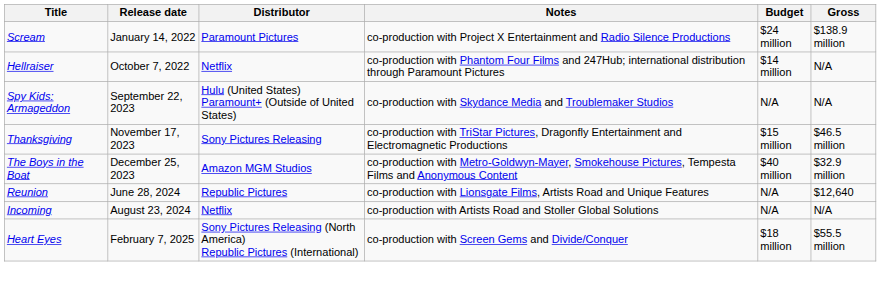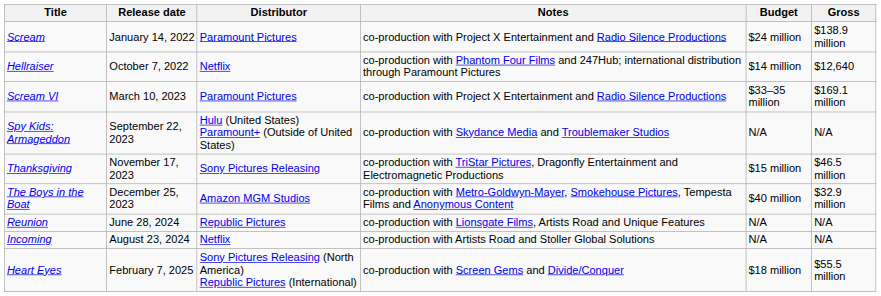(823, 66) N/A -> (834, 66) $12,640
+ row: (33, 96)
(834, 192) $12,640 -> (823, 222) N/A
